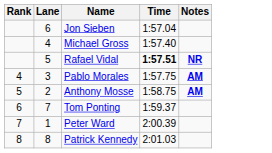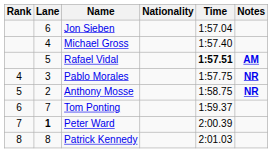+ column: (168, 12)
(195, 60) NR -> (251, 60) AM
(195, 76) AM -> (251, 76) NR
(195, 92) AM -> (251, 92) NR
(48, 124) normal -> (48, 124) bold
